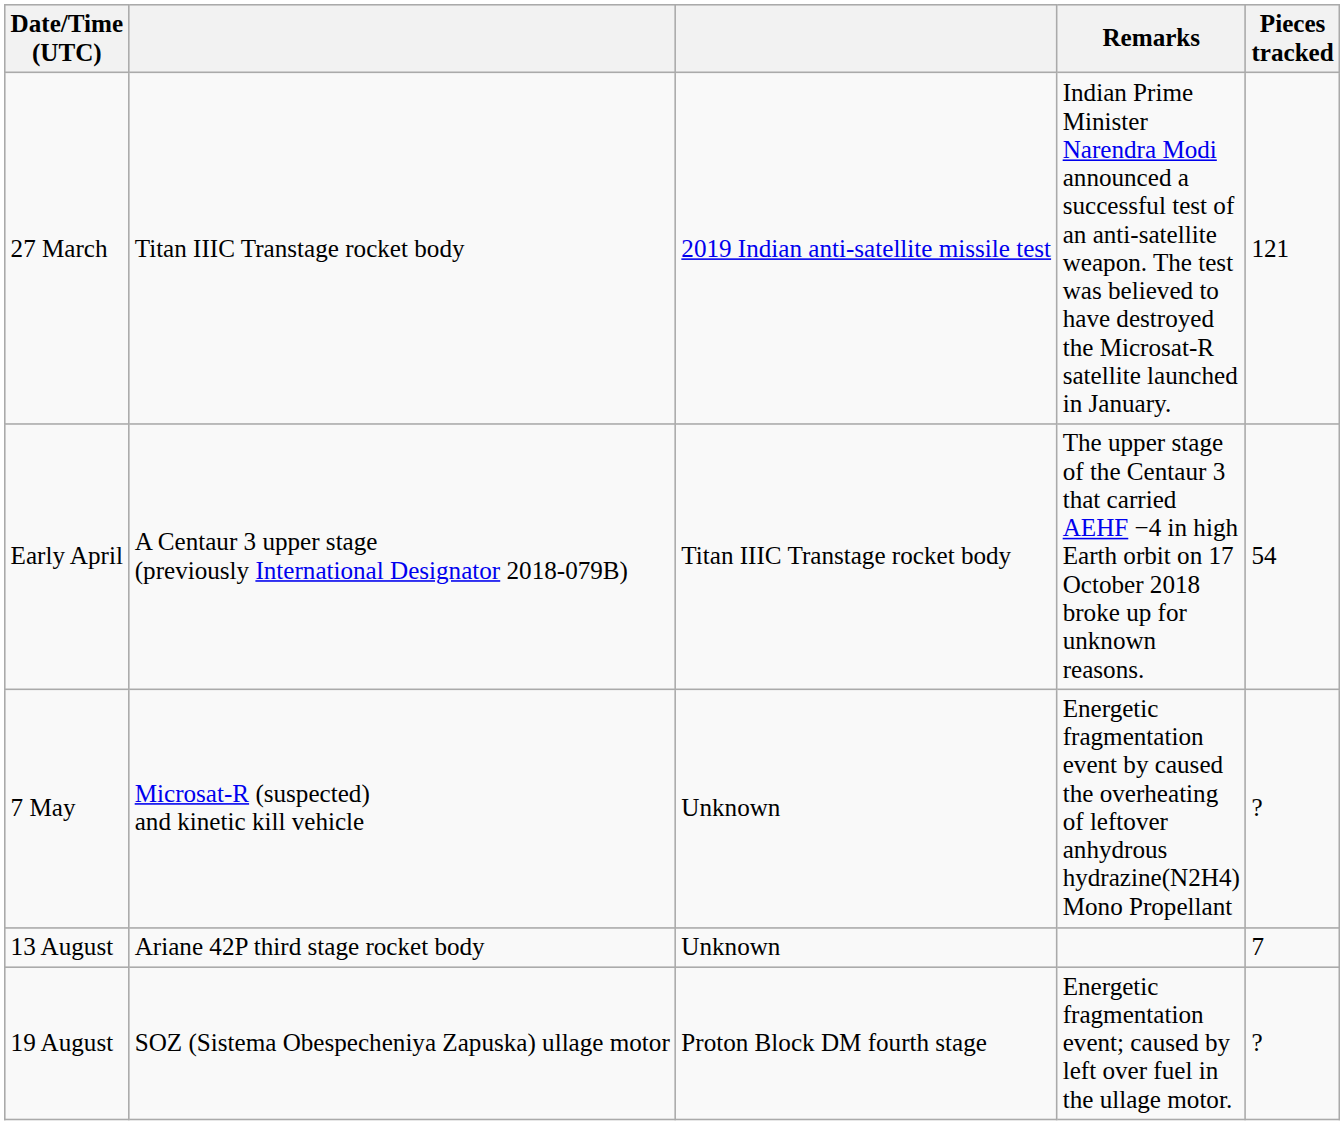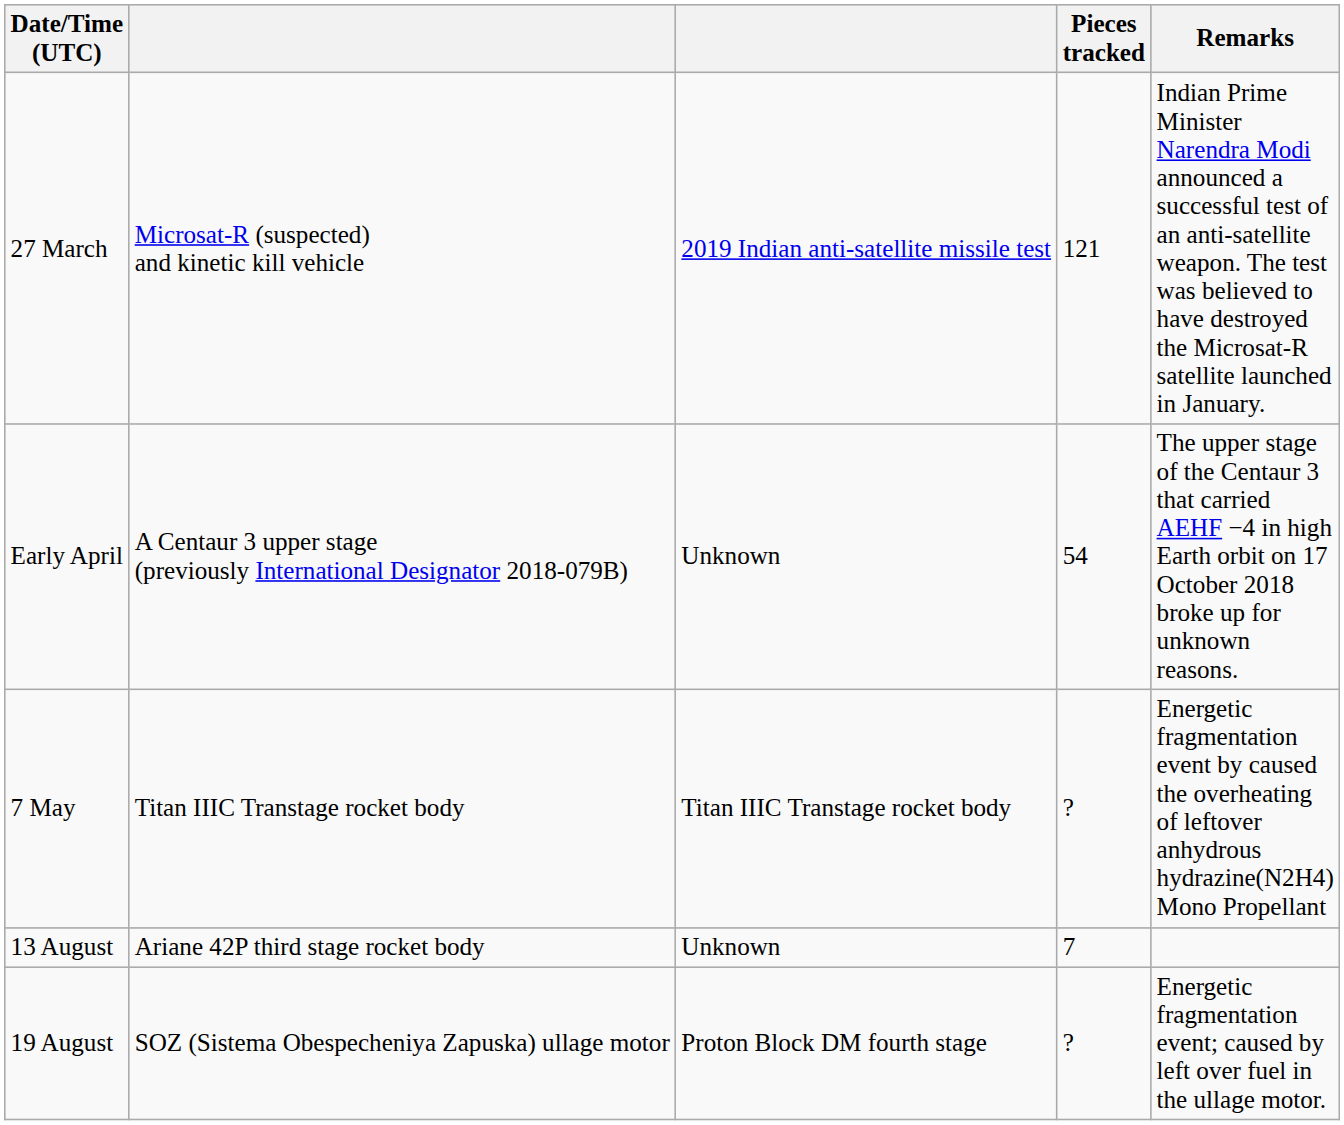columns swapped: (1293, 38) <-> (1151, 38)
(300, 247) Titan IIIC Transtage rocket body -> (252, 247) Microsat-R (suspected) and kinetic kill vehicle
(846, 556) Titan IIIC Transtage rocket body -> (731, 556) Unknown
(252, 808) Microsat-R (suspected) and kinetic kill vehicle -> (300, 808) Titan IIIC Transtage rocket body
(731, 808) Unknown -> (846, 808) Titan IIIC Transtage rocket body
